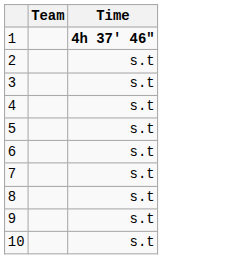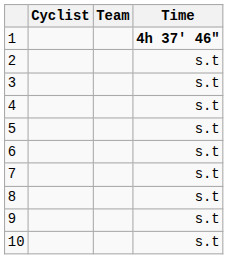+ column: (60, 16)
